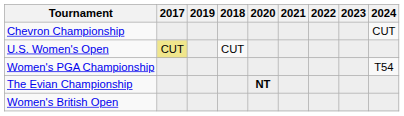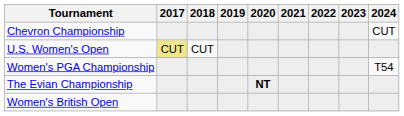columns swapped: (233, 13) <-> (202, 13)
